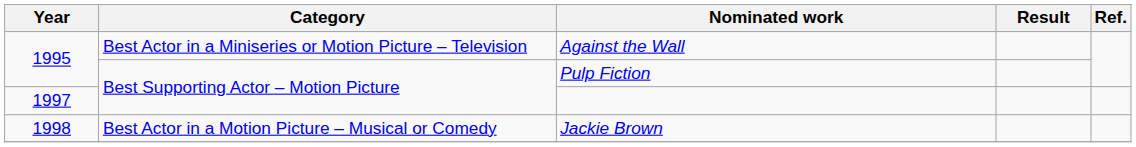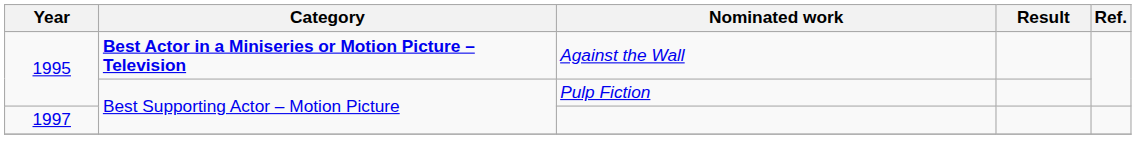(315, 45) normal -> (289, 55) bold
- row: (52, 127)
